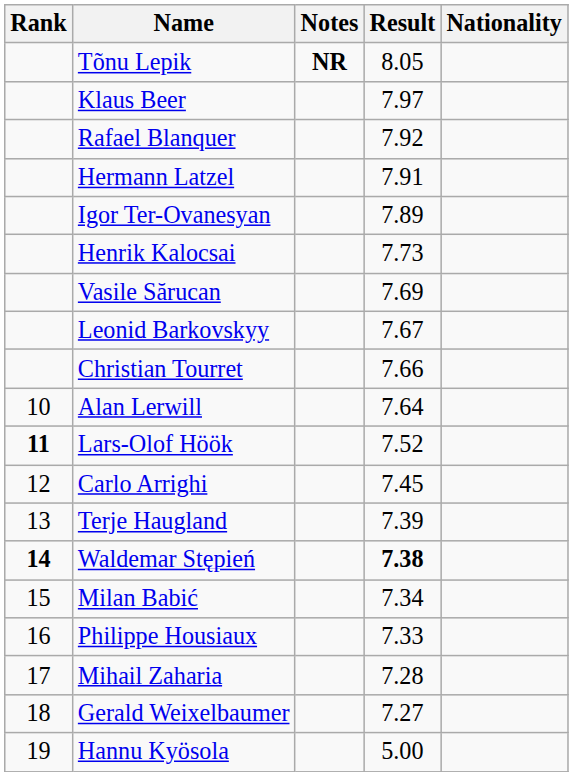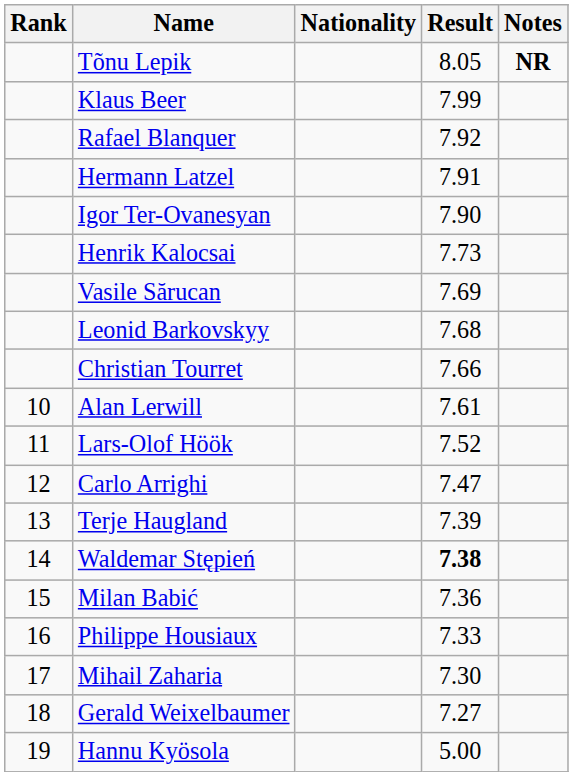columns swapped: (504, 23) <-> (329, 23)
(402, 100) 7.97 -> (460, 100) 7.99
(402, 215) 7.89 -> (460, 215) 7.90
(402, 330) 7.67 -> (460, 330) 7.68
(402, 406) 7.64 -> (460, 406) 7.61
(39, 445) bold -> (39, 445) normal
(402, 483) 7.45 -> (460, 483) 7.47
(39, 560) bold -> (39, 560) normal
(402, 598) 7.34 -> (460, 598) 7.36
(402, 675) 7.28 -> (460, 675) 7.30
